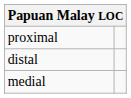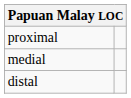rows swapped: (27, 81) <-> (23, 59)
